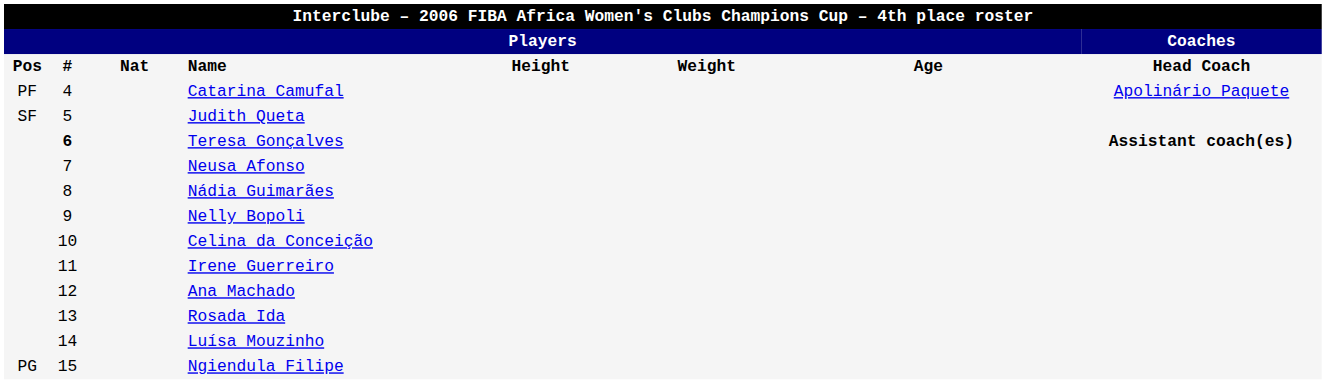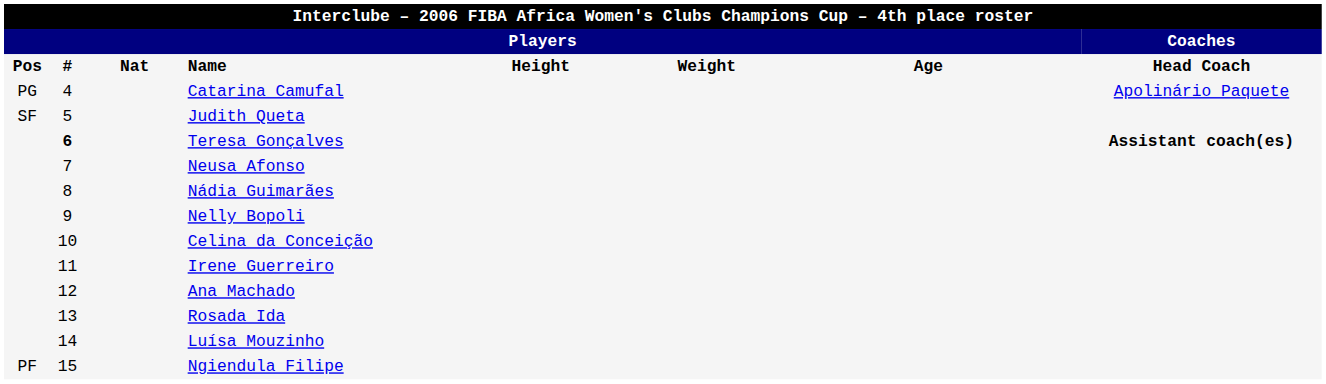(27, 92) PF -> (27, 92) PG
(27, 367) PG -> (27, 367) PF
